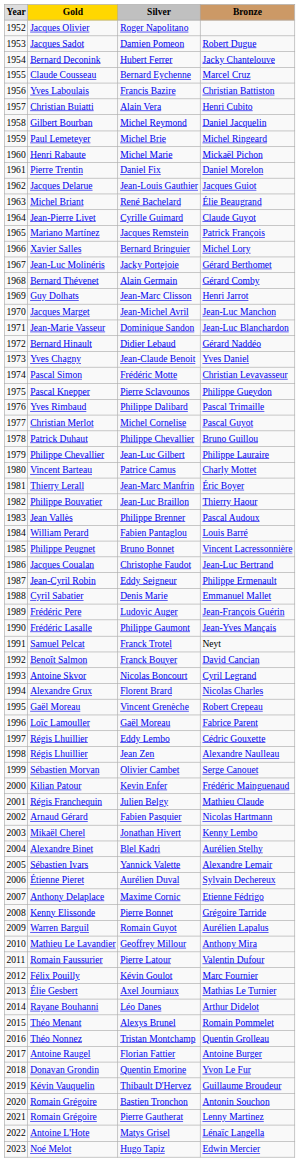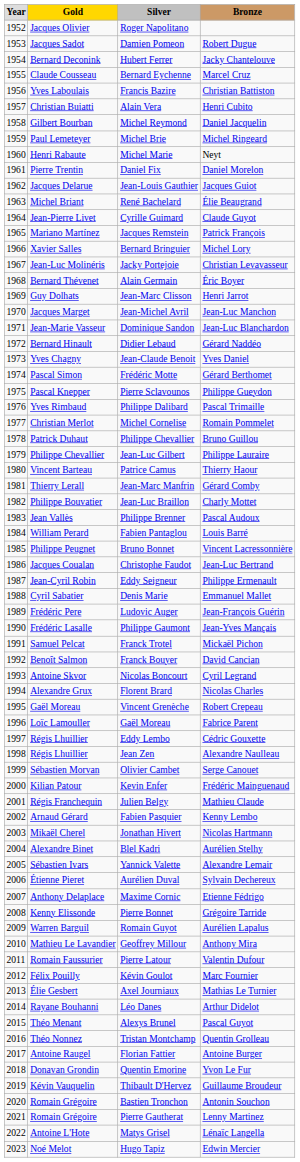(233, 154) Mickaël Pichon -> (212, 154) Neyt
(237, 265) Gérard Berthomet -> (245, 265) Christian Levavasseur
(231, 281) Gérard Comby -> (223, 281) Éric Boyer
(245, 375) Christian Levavasseur -> (237, 375) Gérard Berthomet
(228, 423) Pascal Guyot -> (238, 423) Romain Pommelet
(229, 470) Charly Mottet -> (230, 470) Thierry Haour
(223, 486) Éric Boyer -> (231, 486) Gérard Comby
(230, 502) Thierry Haour -> (229, 502) Charly Mottet
(212, 644) Neyt -> (233, 644) Mickaël Pichon
(237, 817) Nicolas Hartmann -> (230, 817) Kenny Lembo
(230, 833) Kenny Lembo -> (237, 833) Nicolas Hartmann
(238, 1023) Romain Pommelet -> (228, 1023) Pascal Guyot
